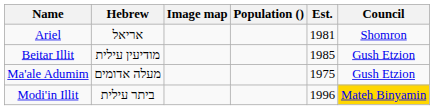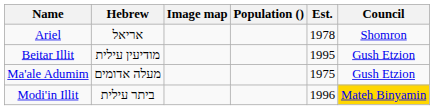(322, 34) 1981 -> (322, 34) 1978
(322, 54) 1985 -> (322, 54) 1995
